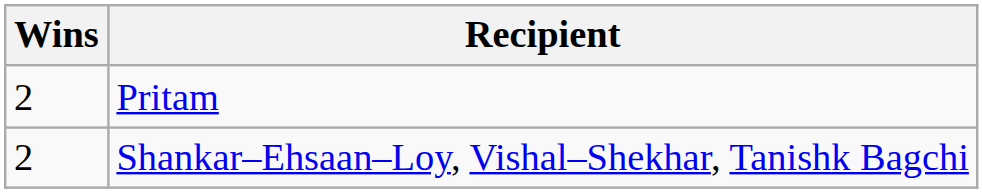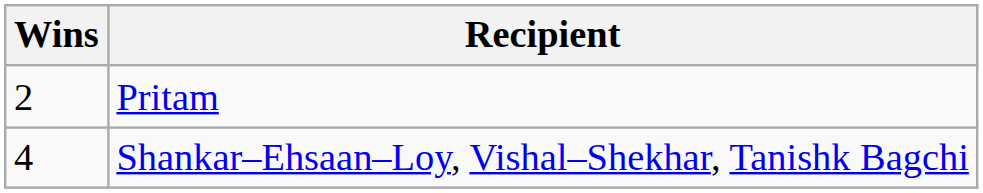(24, 156) 2 -> (24, 156) 4
